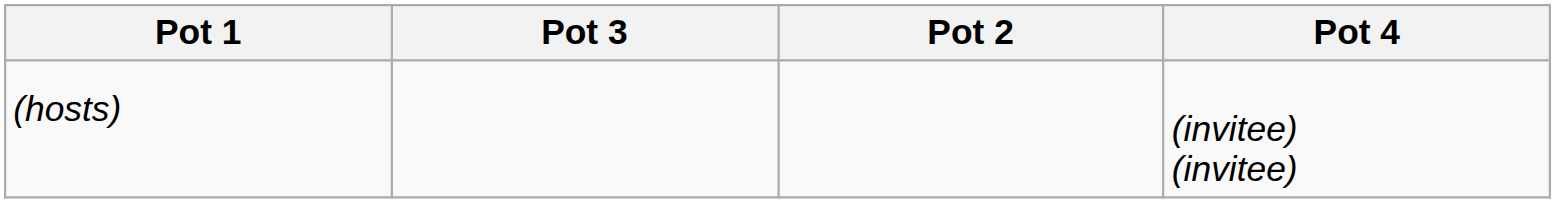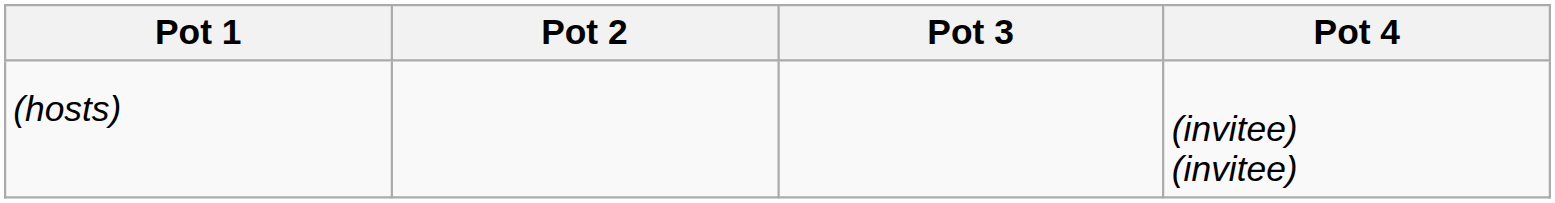columns swapped: (971, 32) <-> (584, 32)
